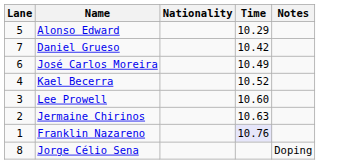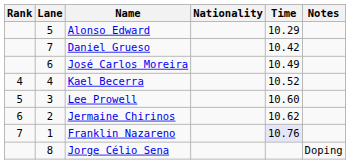+ column: (20, 13)
(253, 116) 10.63 -> (284, 116) 10.62
